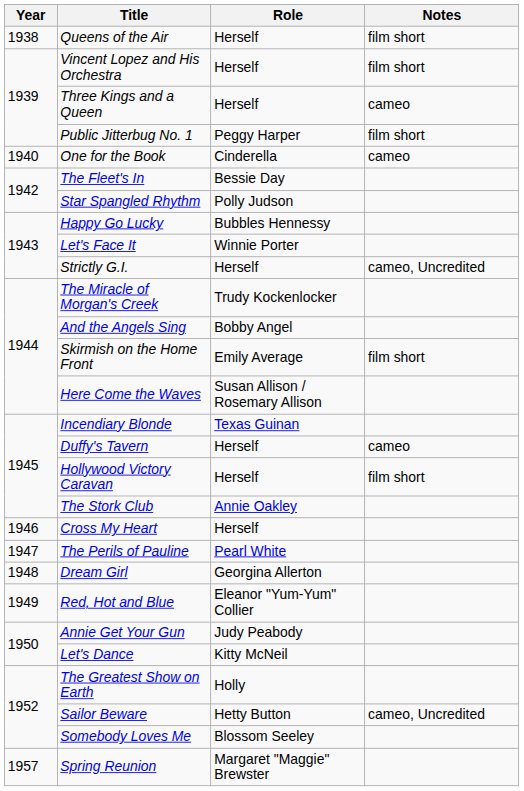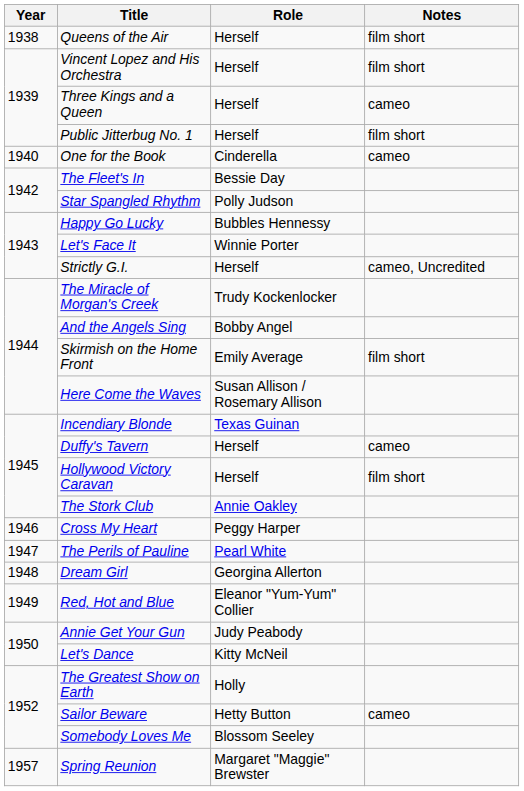(257, 135) Peggy Harper -> (236, 135) Herself
(236, 528) Herself -> (257, 528) Peggy Harper
(427, 714) cameo, Uncredited -> (389, 714) cameo
